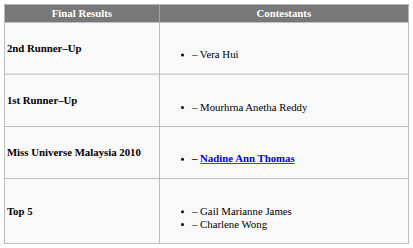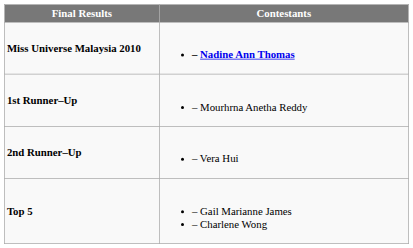rows swapped: (74, 153) <-> (44, 48)
